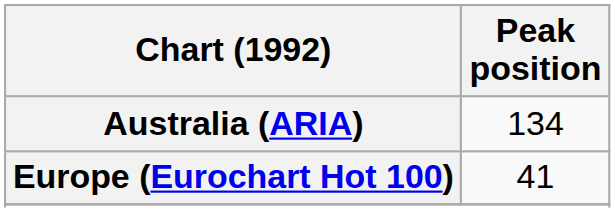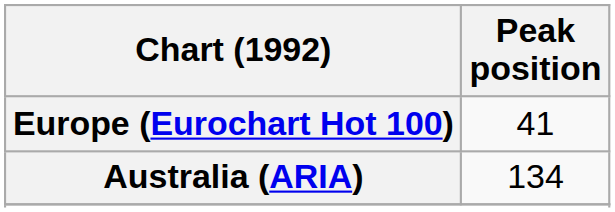rows swapped: (233, 123) <-> (233, 177)
